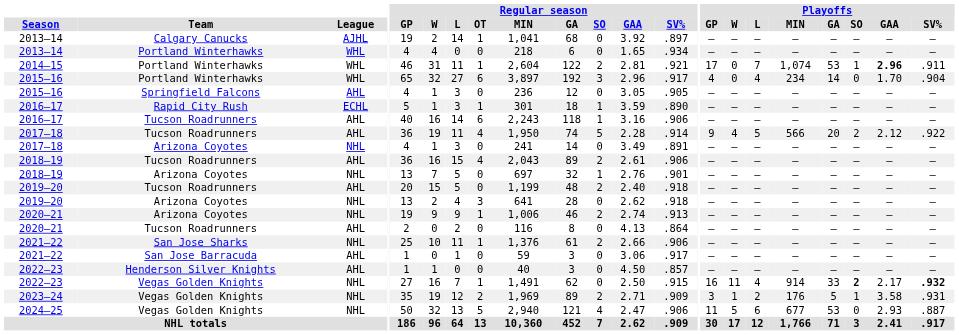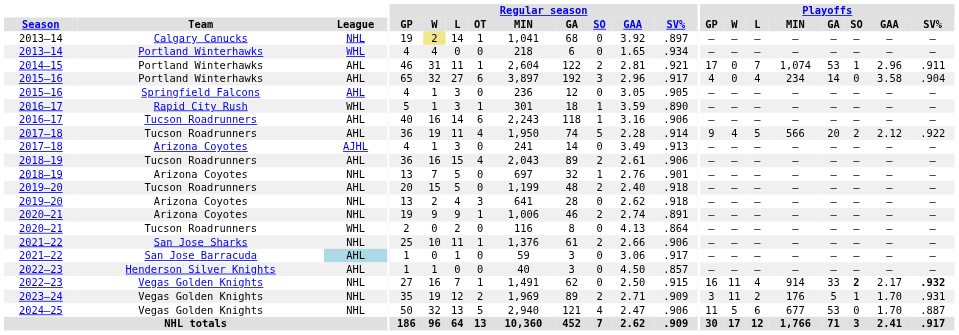(356, 38) AJHL -> (356, 38) NHL
(434, 38) no background -> (434, 38) khaki background
(356, 65) WHL -> (356, 65) AHL
(889, 65) bold -> (889, 65) normal
(356, 79) WHL -> (356, 79) AHL
(889, 79) 1.70 -> (889, 79) 3.58
(356, 106) ECHL -> (356, 106) WHL
(356, 147) NHL -> (356, 147) AJHL
(676, 147) .891 -> (676, 147) .913
(676, 215) .913 -> (676, 215) .891
(356, 228) AHL -> (356, 228) WHL
(356, 256) no background -> (356, 256) lightblue background
(734, 296) 1 -> (734, 296) 11
(889, 296) 3.58 -> (889, 296) 1.70
(889, 310) 2.93 -> (889, 310) 1.70
